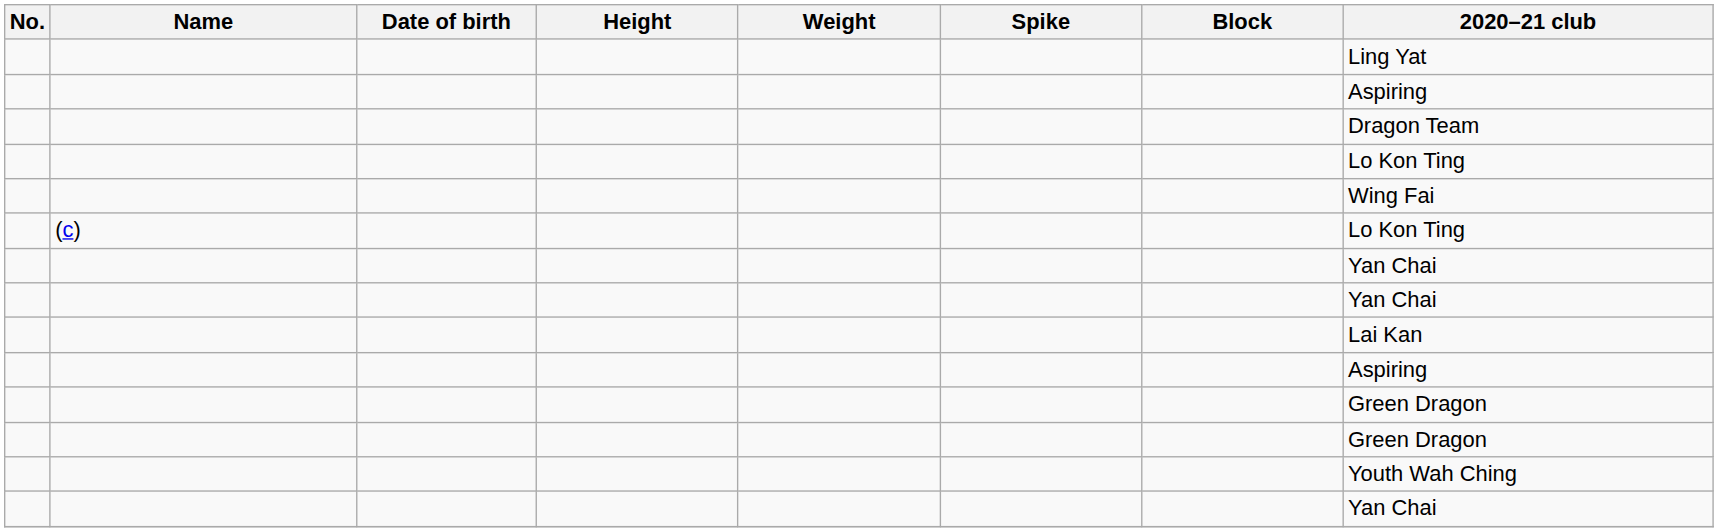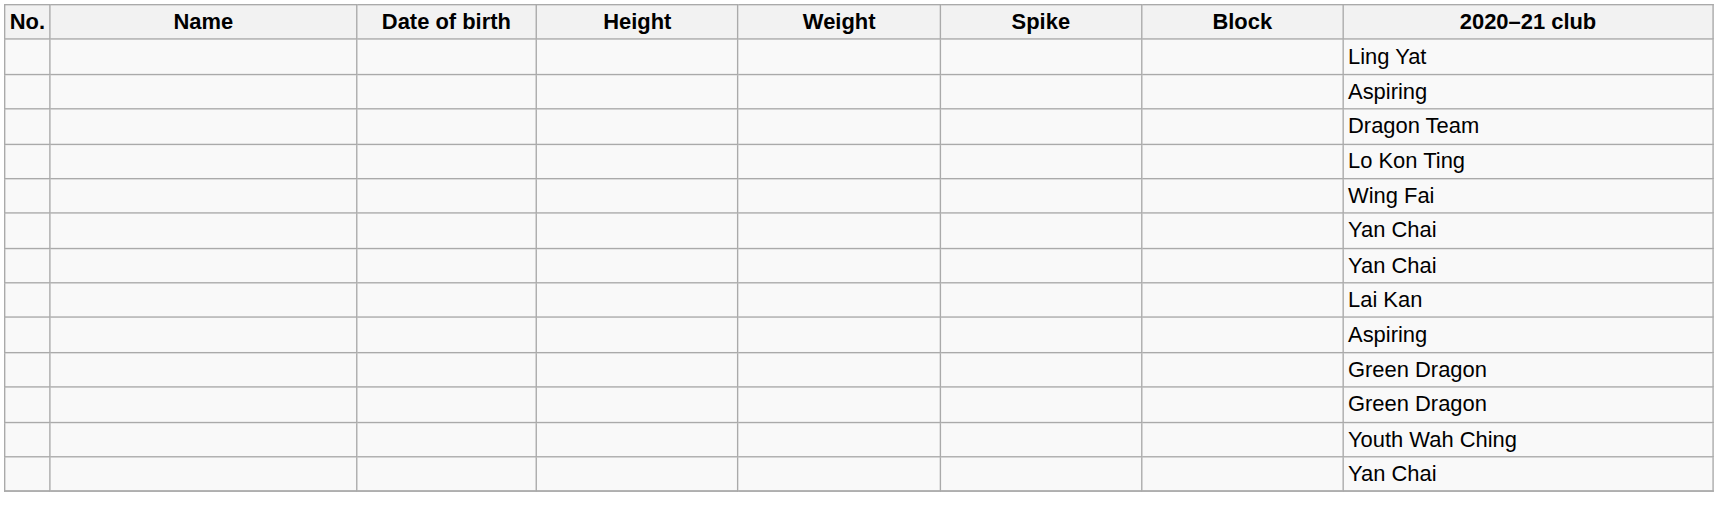- row: (27, 231)
